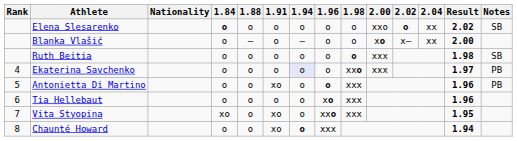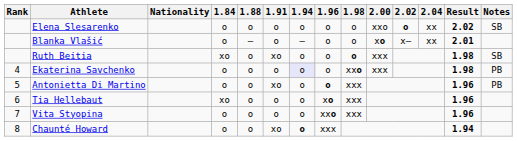(225, 26) bold -> (225, 26) normal
(463, 41) 2.00 -> (463, 41) 2.01
(225, 56) o -> (225, 56) xo
(276, 56) o -> (276, 56) xo
(463, 70) 1.97 -> (463, 70) 1.98
(225, 99) o -> (225, 99) xo
(225, 114) xo -> (225, 114) o
(276, 114) xo -> (276, 114) o
(463, 114) 1.95 -> (463, 114) 1.96
